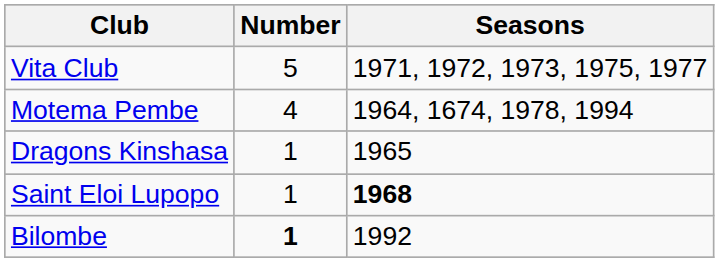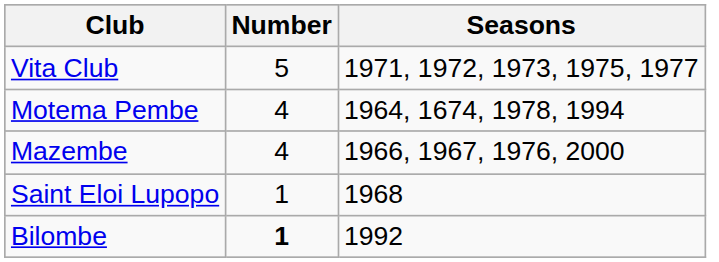+ row: (69, 151)
- row: (119, 151)
(382, 194) bold -> (374, 194) normal
